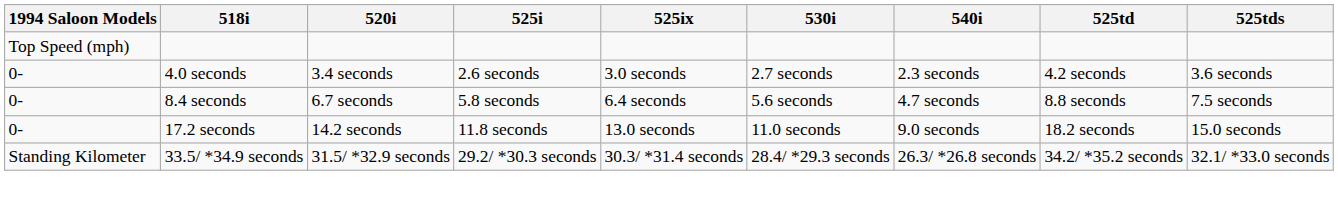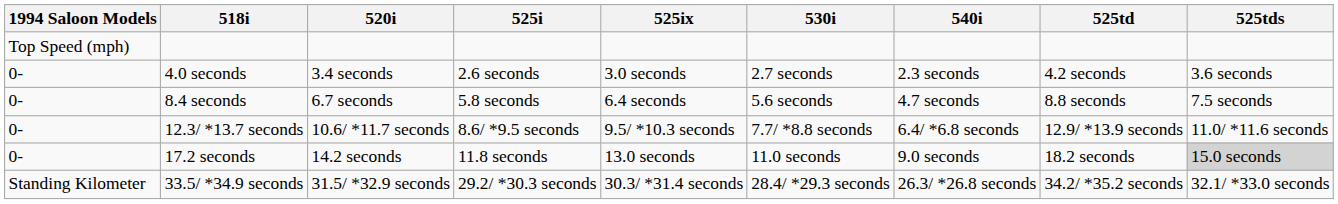+ row: (234, 128)
(1236, 128) no background -> (1236, 156) lightgrey background
